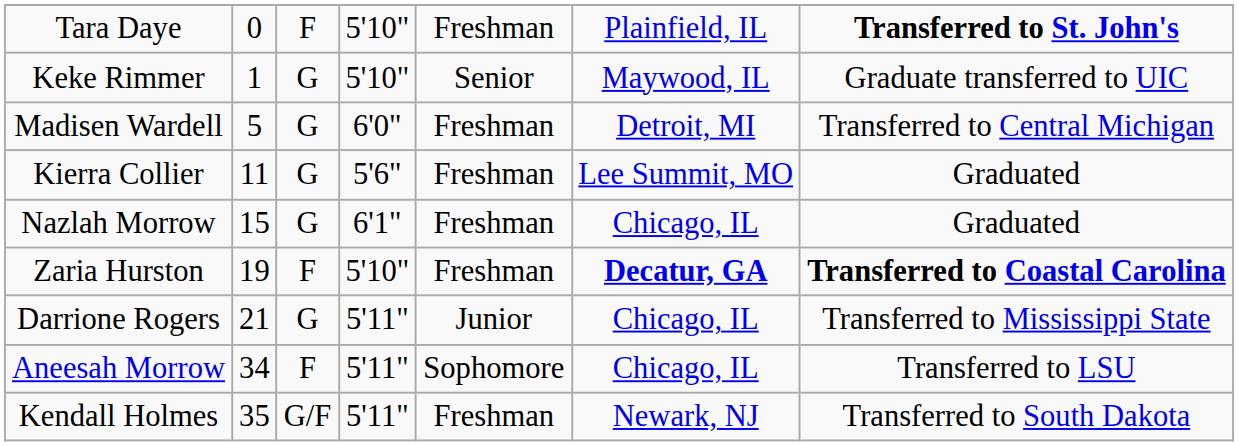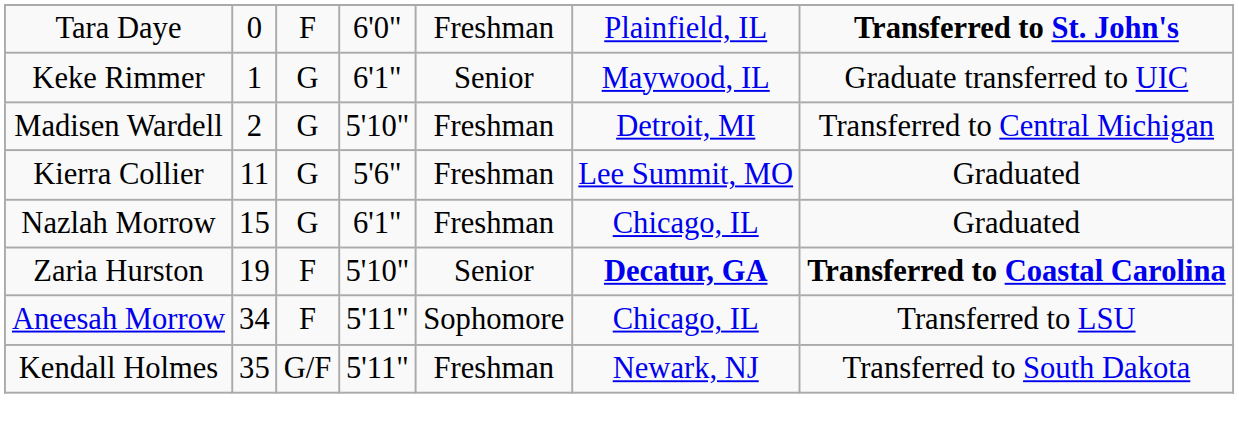(377, 28) 5'10" -> (377, 28) 6'0"
(377, 77) 5'10" -> (377, 77) 6'1"
(254, 125) 5 -> (254, 125) 2
(377, 125) 6'0" -> (377, 125) 5'10"
(494, 271) Freshman -> (494, 271) Senior
- row: (119, 319)
